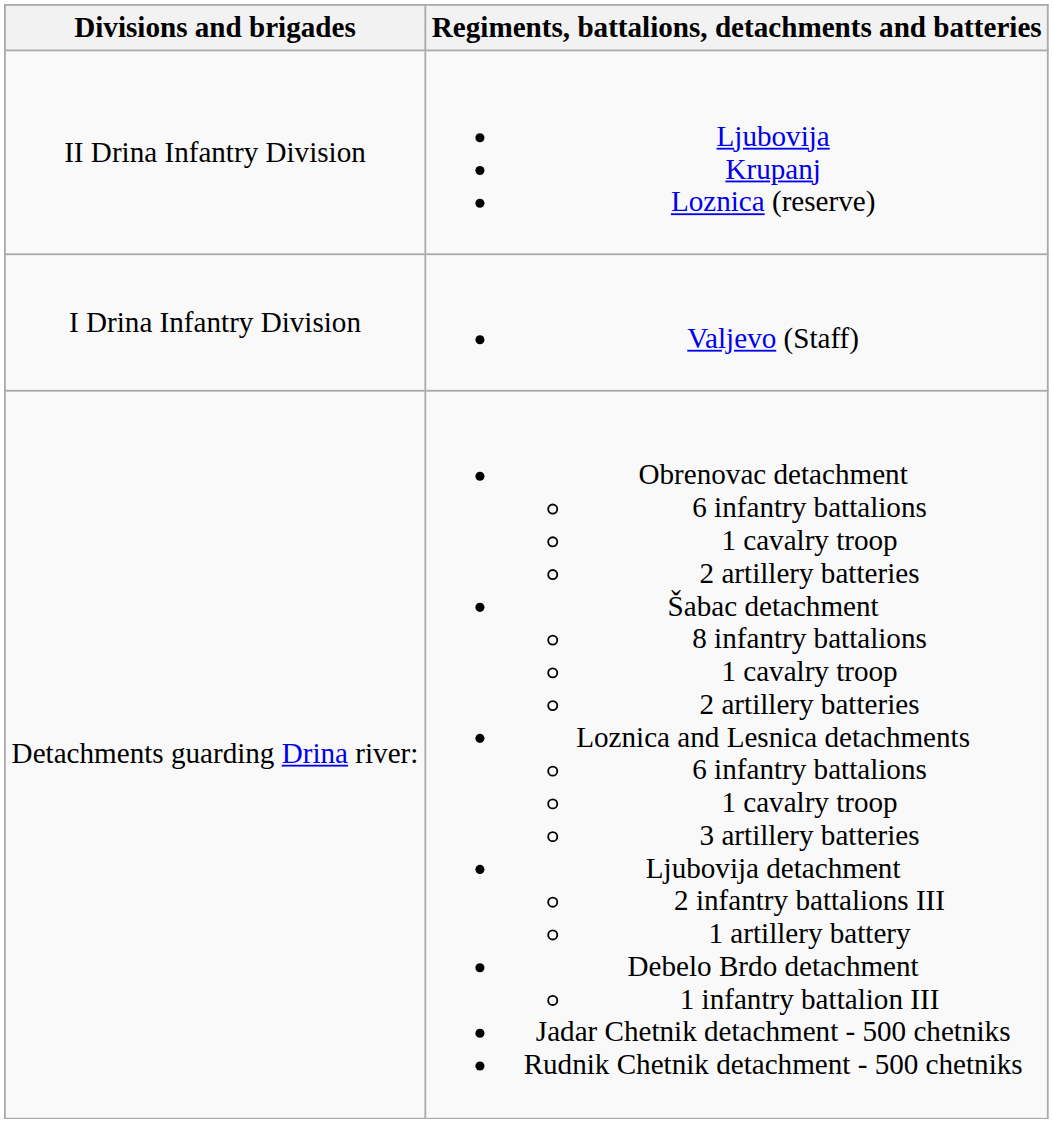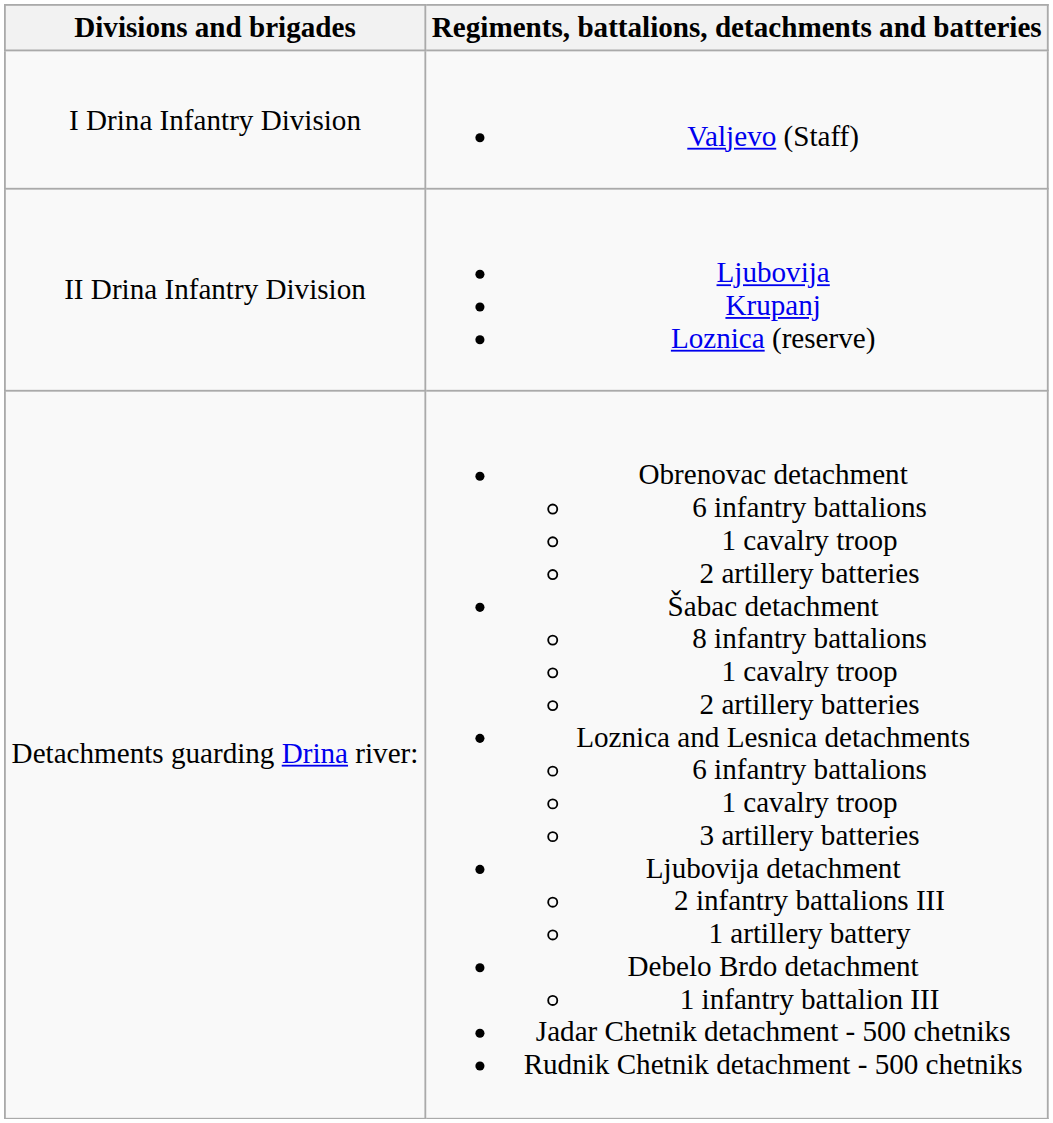rows swapped: (215, 321) <-> (215, 152)
